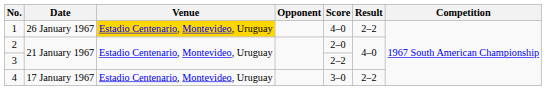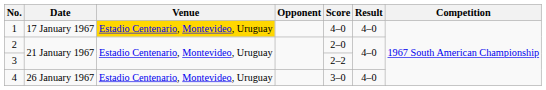(60, 28) 26 January 1967 -> (60, 28) 17 January 1967
(369, 28) 2–2 -> (369, 28) 4–0
(60, 77) 17 January 1967 -> (60, 77) 26 January 1967
(369, 77) 2–2 -> (369, 77) 4–0
